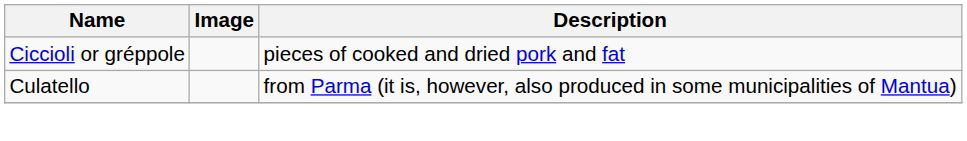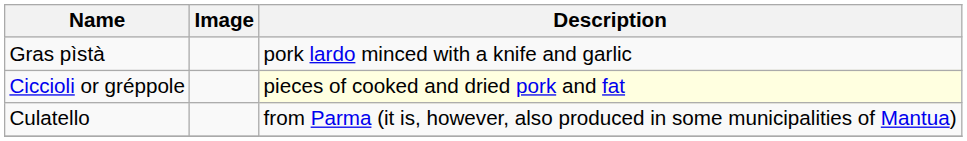+ row: (57, 53)
(444, 53) no background -> (444, 86) lightyellow background
